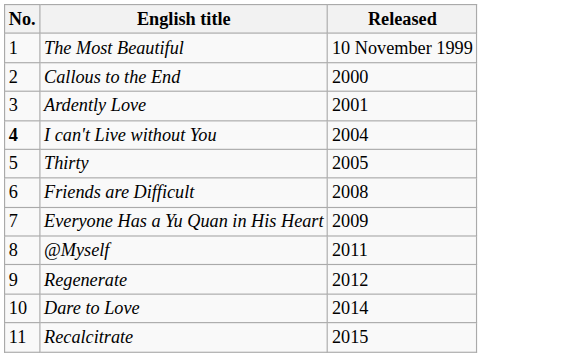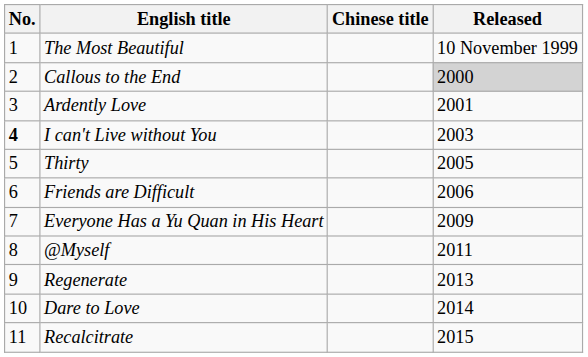+ column: (380, 18)
(350, 76) no background -> (455, 76) lightgrey background
(350, 134) 2004 -> (455, 134) 2003
(350, 192) 2008 -> (455, 192) 2006
(350, 279) 2012 -> (455, 279) 2013
